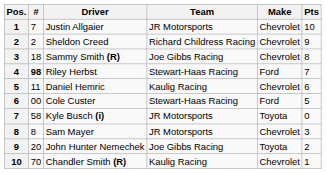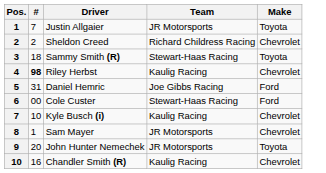- column: (312, 12)
(280, 27) Chevrolet -> (273, 27) Toyota
(186, 57) Joe Gibbs Racing -> (193, 57) Stewart-Haas Racing
(280, 57) Chevrolet -> (273, 57) Toyota
(193, 72) Stewart-Haas Racing -> (178, 72) Kaulig Racing
(269, 72) Ford -> (280, 72) Chevrolet
(36, 87) 11 -> (36, 87) 31
(178, 87) Kaulig Racing -> (186, 87) Joe Gibbs Racing
(280, 87) Chevrolet -> (269, 87) Ford
(36, 116) 58 -> (36, 116) 10
(181, 116) JR Motorsports -> (178, 116) Kaulig Racing
(273, 116) Toyota -> (280, 116) Chevrolet
(33, 131) 8 -> (33, 131) 1
(186, 146) Joe Gibbs Racing -> (181, 146) JR Motorsports
(36, 161) 70 -> (36, 161) 16
